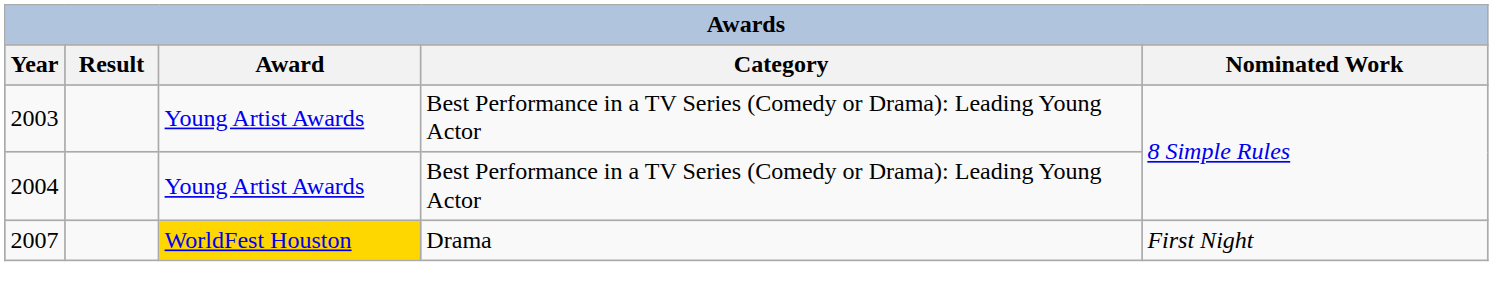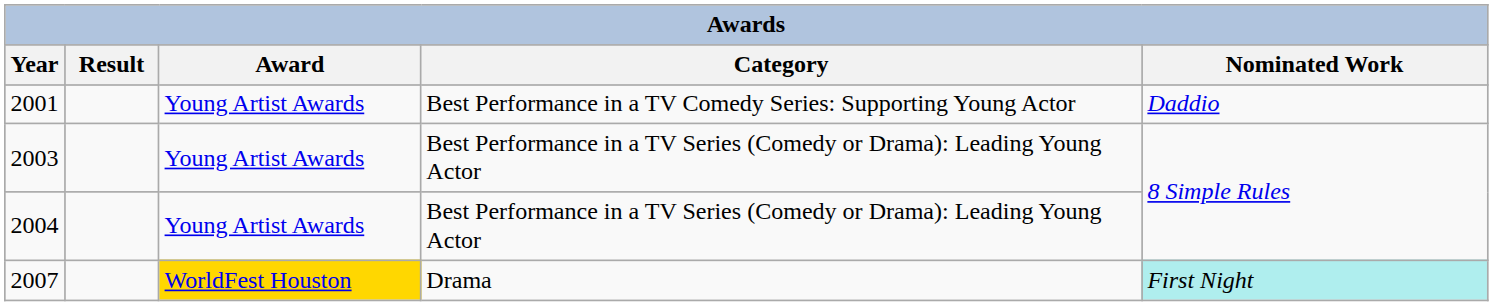+ row: (35, 104)
(1200, 240) no background -> (1200, 279) paleturquoise background
